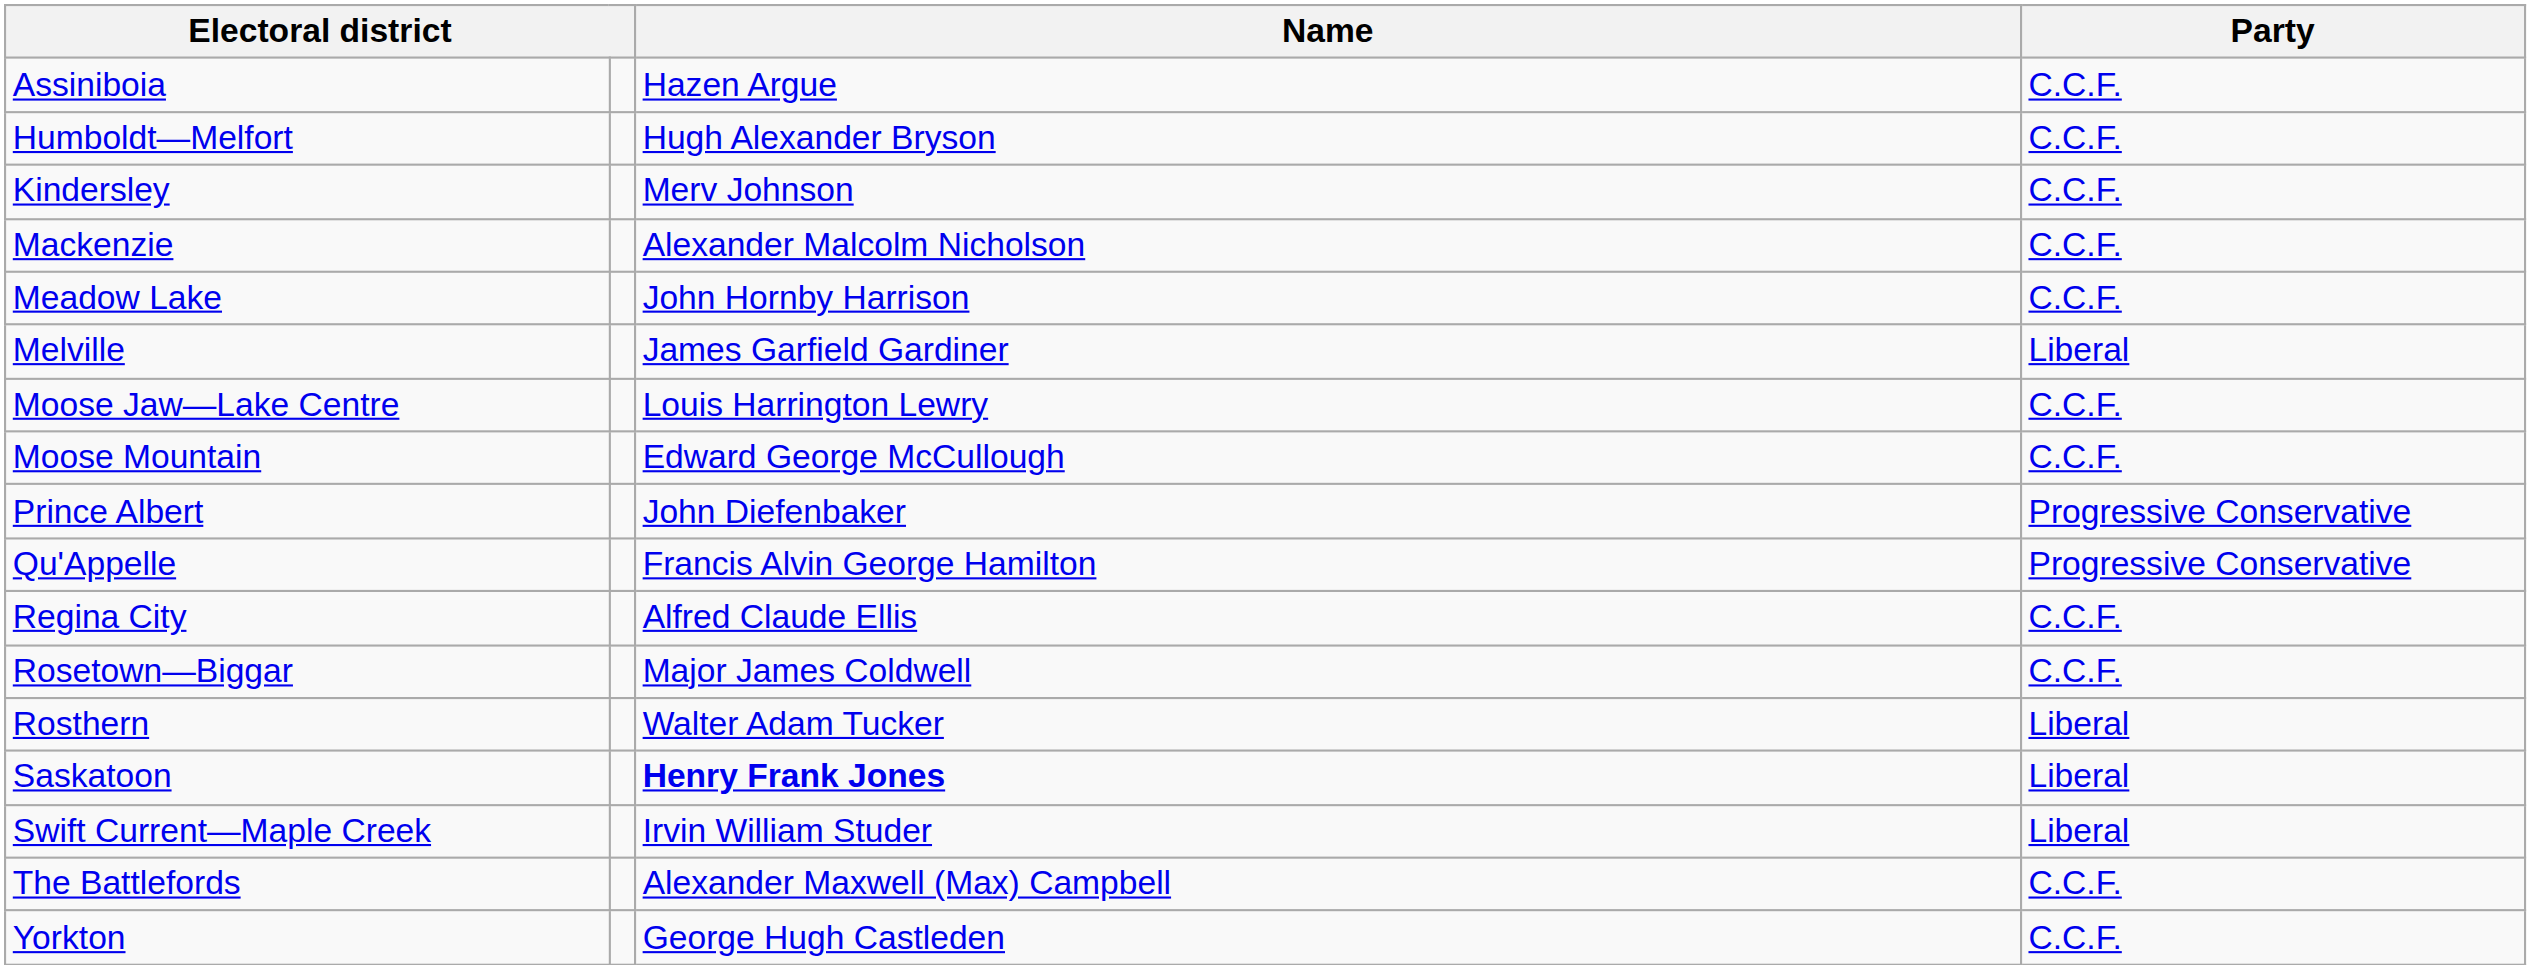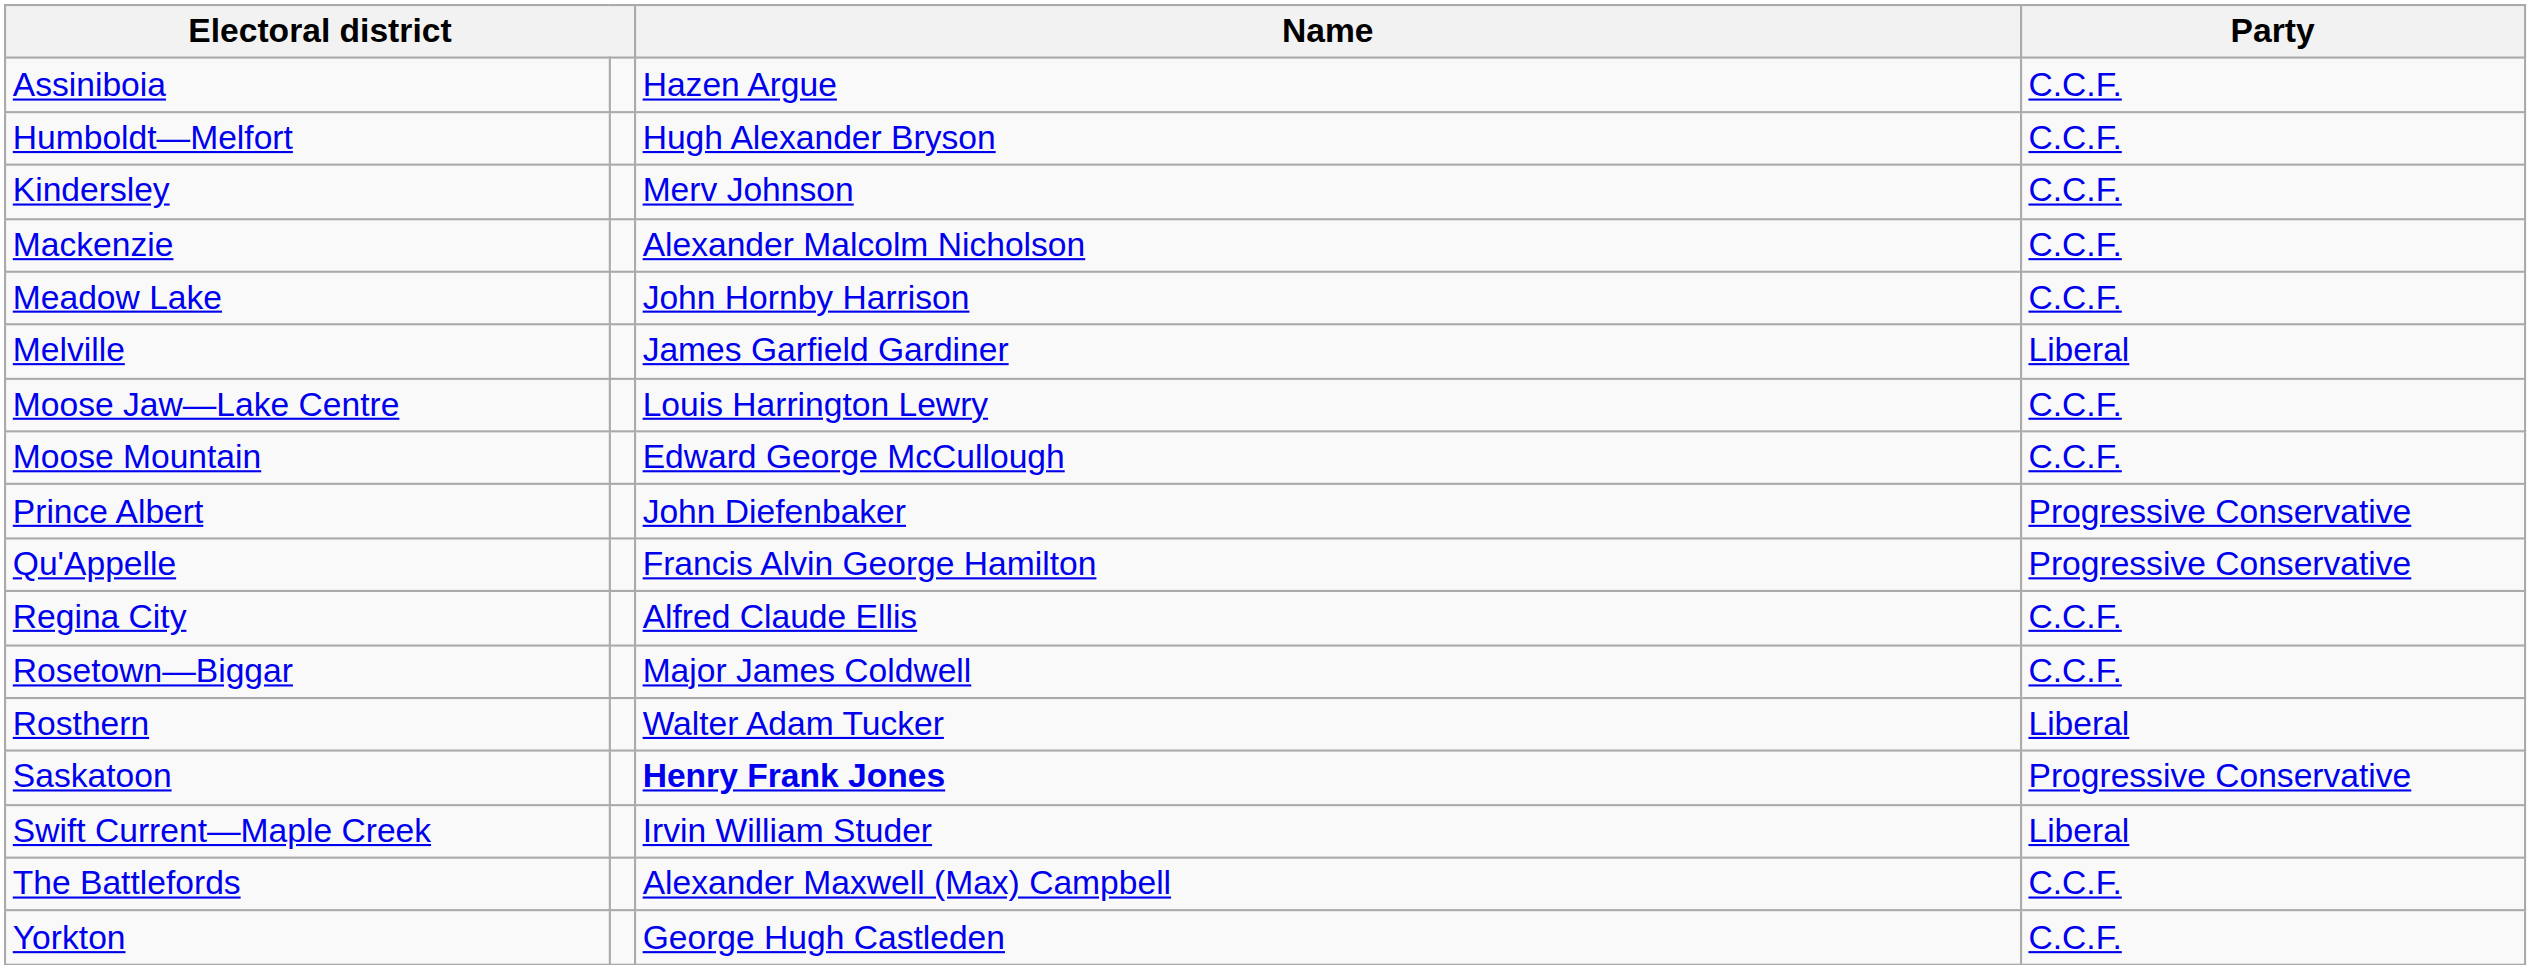(2079, 777) Liberal -> (2220, 777) Progressive Conservative
